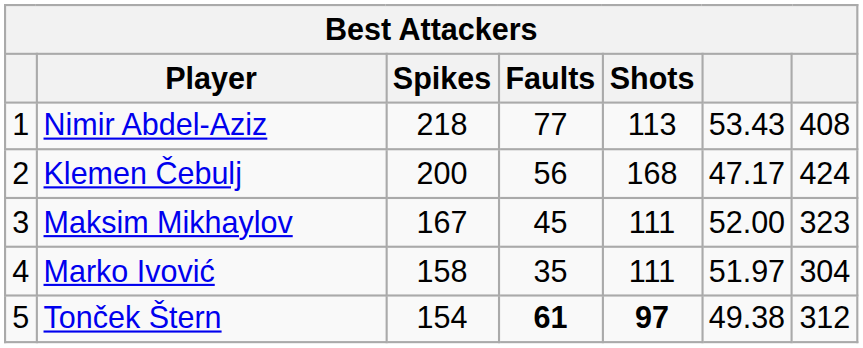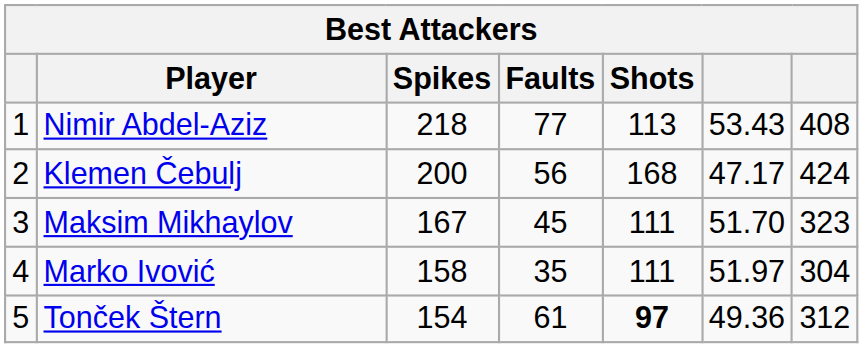(747, 222) 52.00 -> (747, 222) 51.70
(550, 319) bold -> (550, 319) normal
(747, 319) 49.38 -> (747, 319) 49.36
